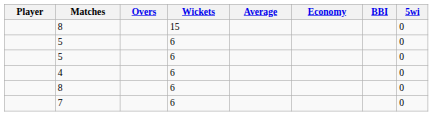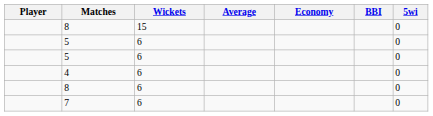- column: (144, 12)
